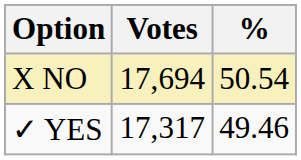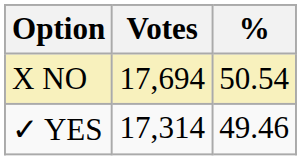(162, 128) 17,317 -> (162, 128) 17,314
